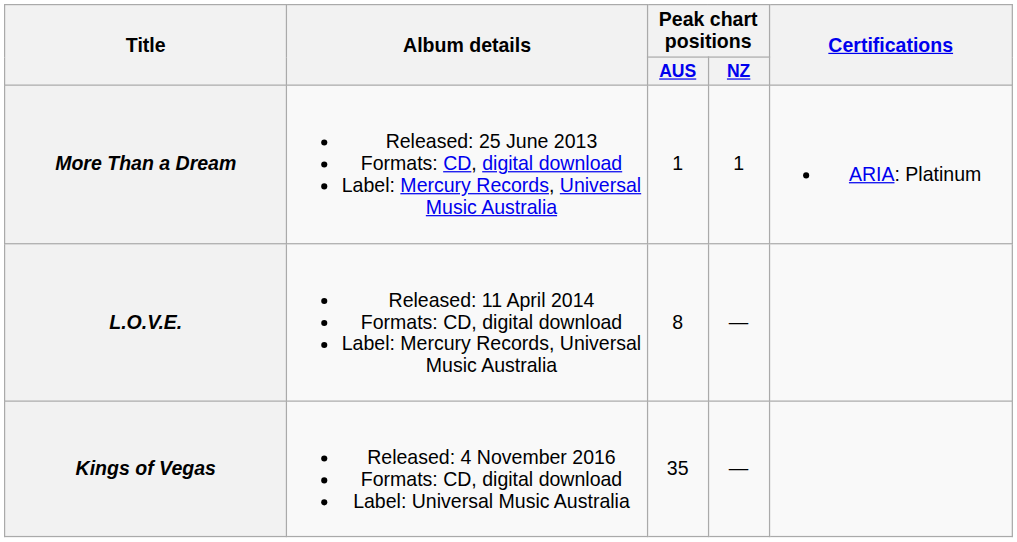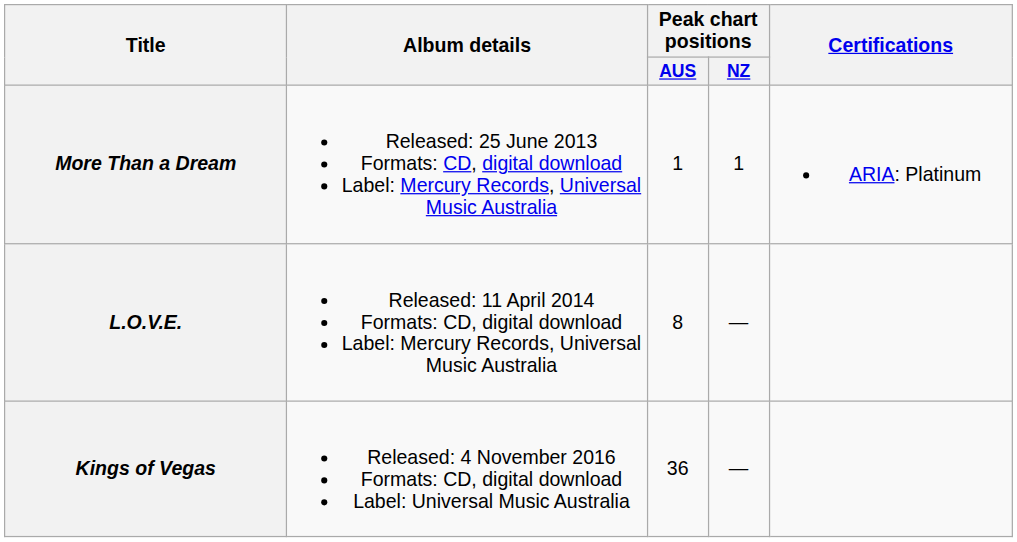(678, 468) 35 -> (678, 468) 36
